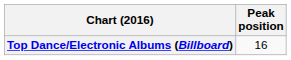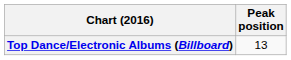(261, 45) 16 -> (261, 45) 13
